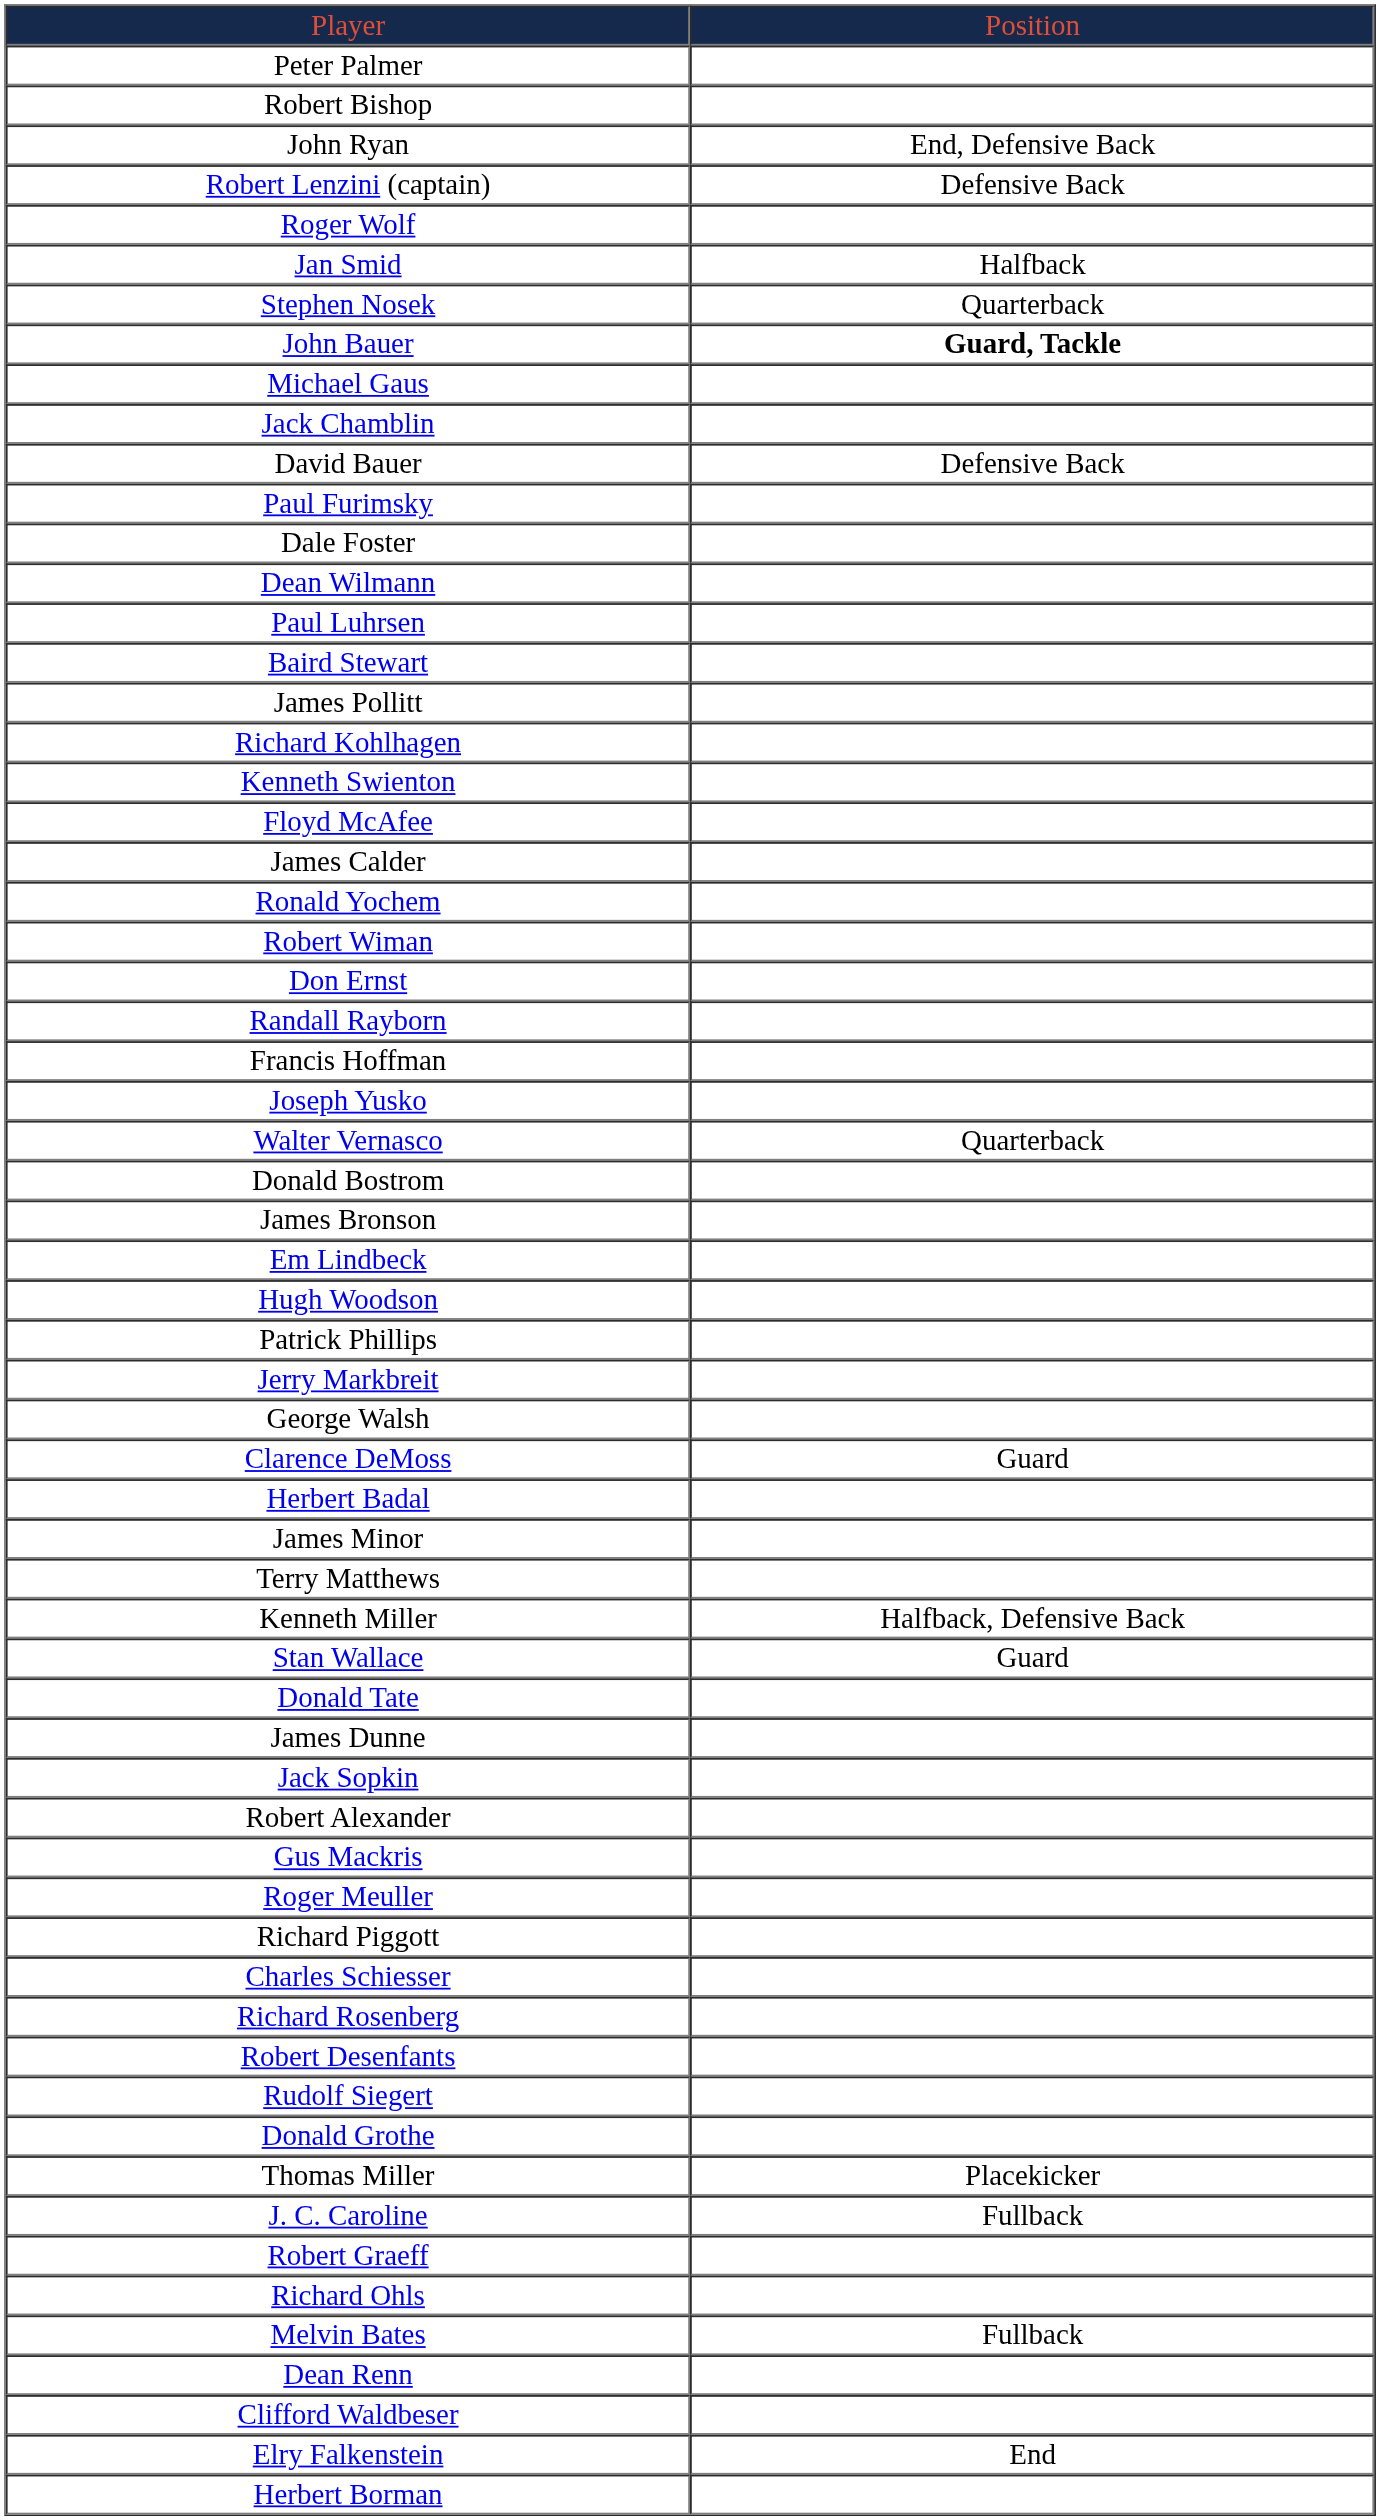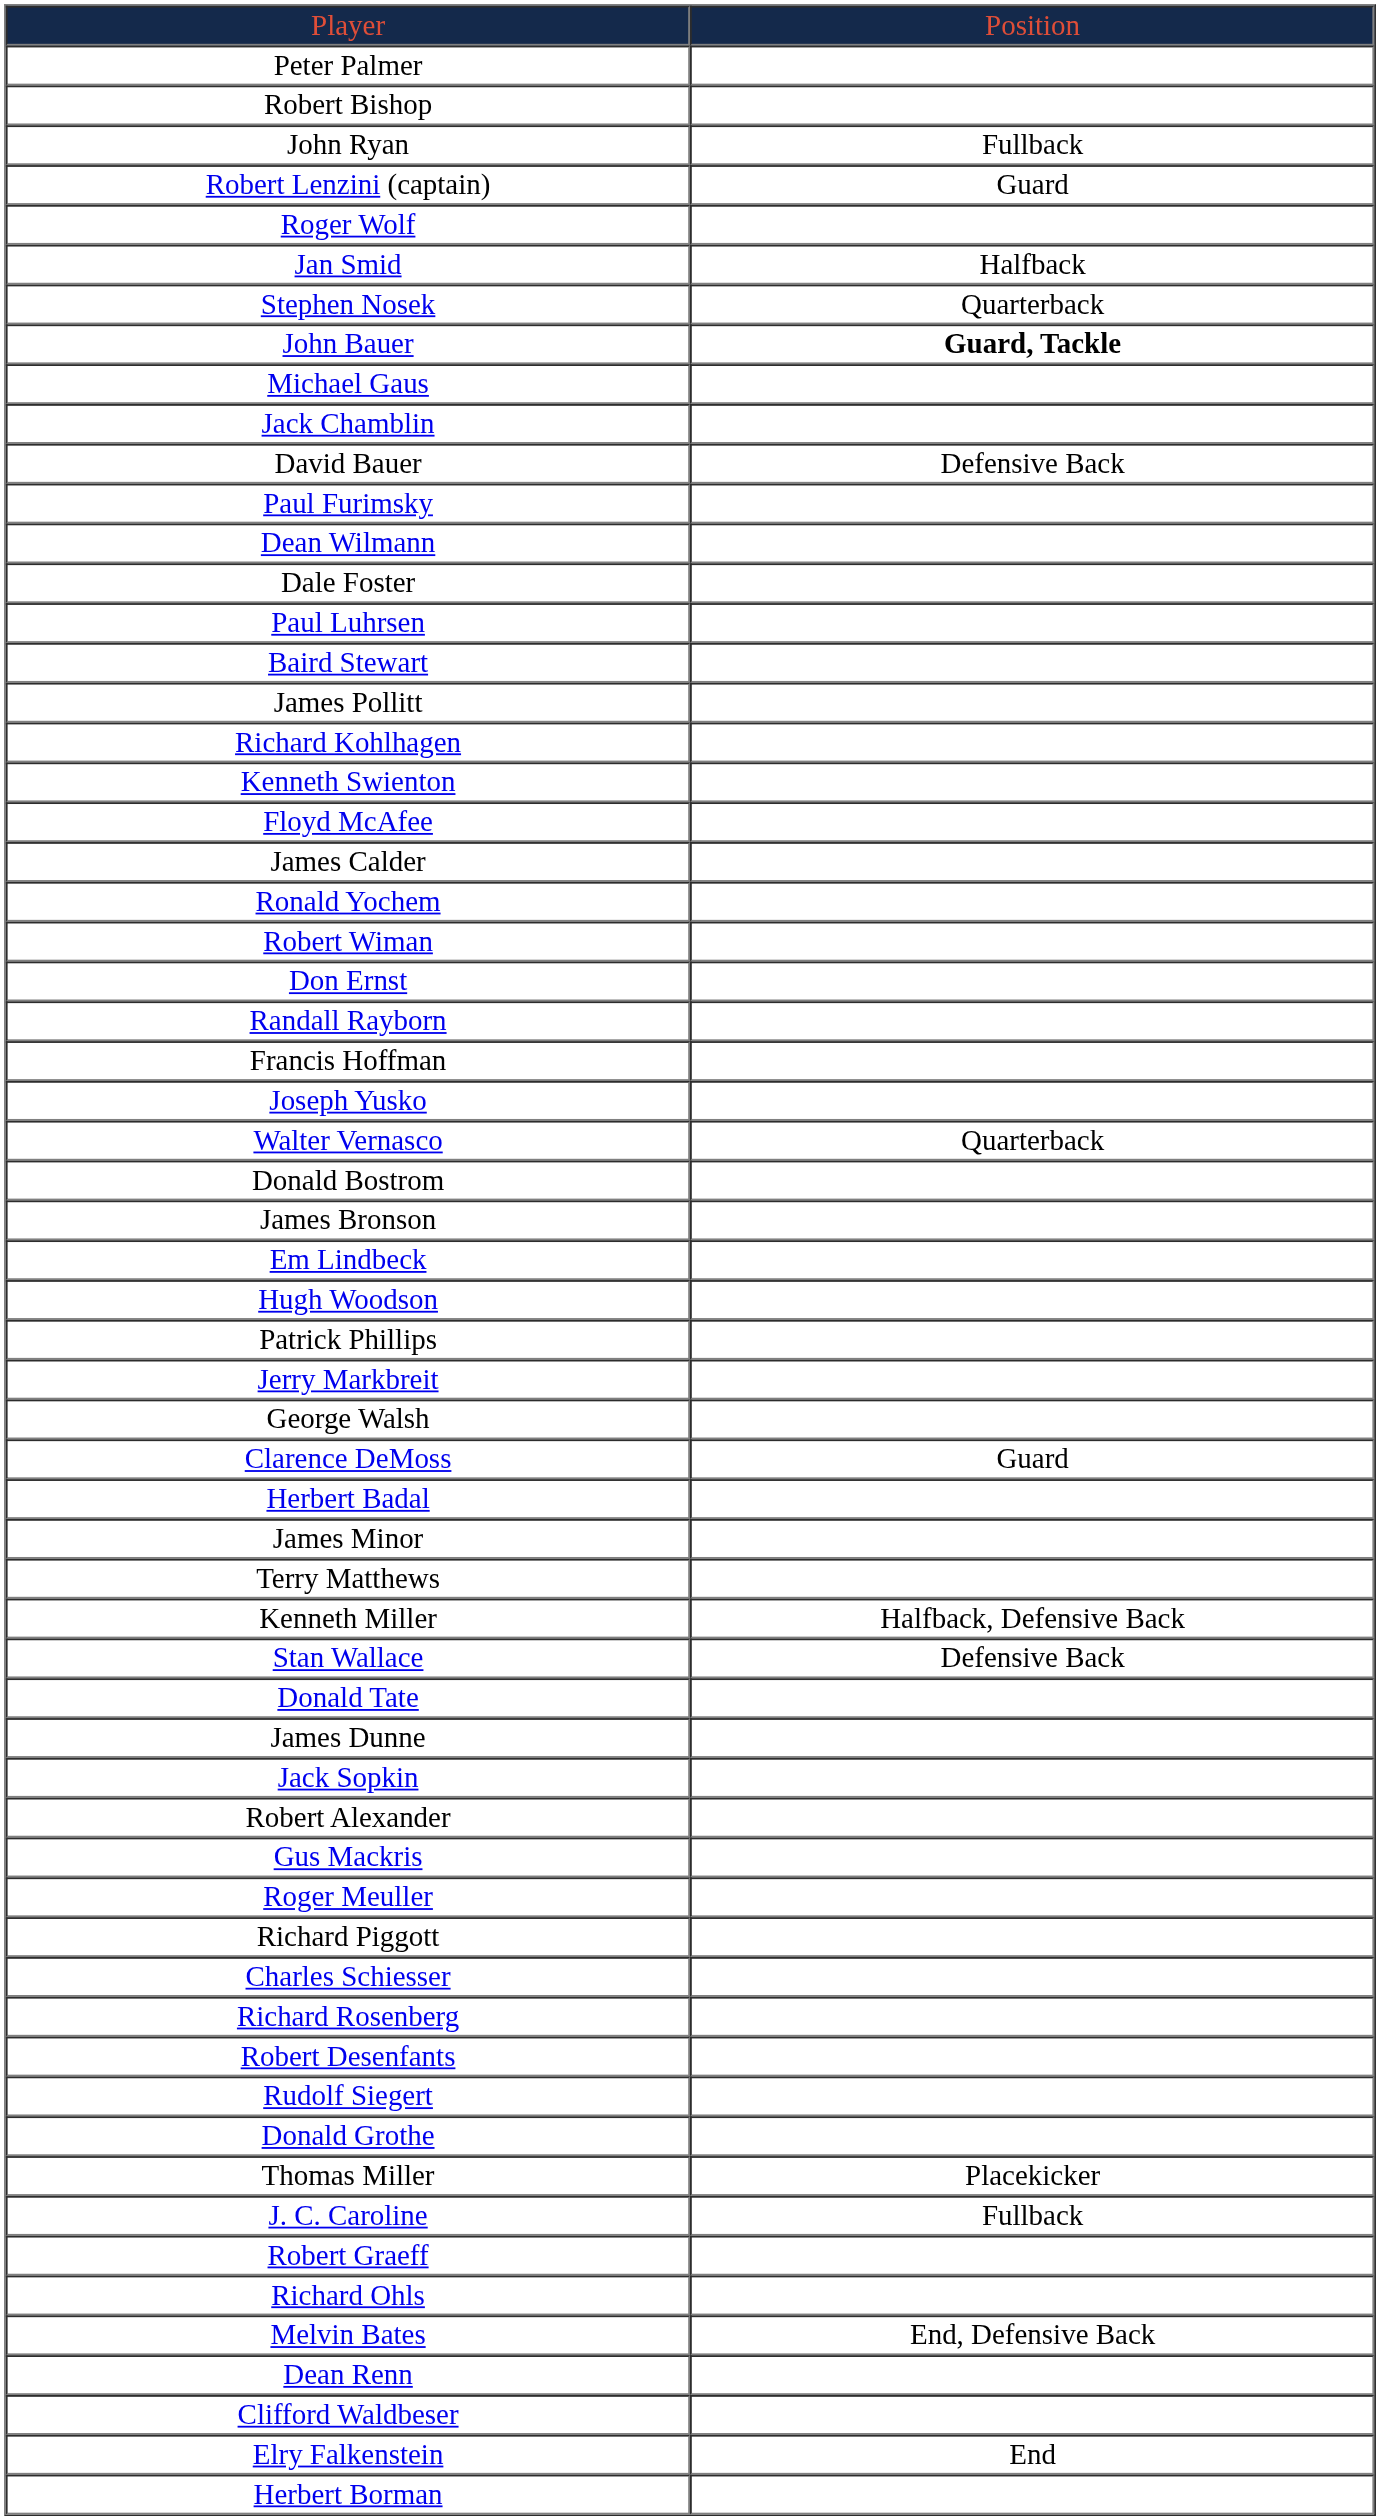(1033, 144) End, Defensive Back -> (1033, 144) Fullback
(1033, 184) Defensive Back -> (1033, 184) Guard
rows swapped: (348, 582) <-> (348, 542)
(1033, 1657) Guard -> (1033, 1657) Defensive Back
(1033, 2334) Fullback -> (1033, 2334) End, Defensive Back
